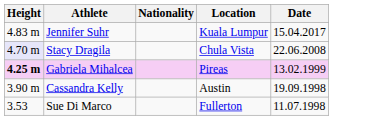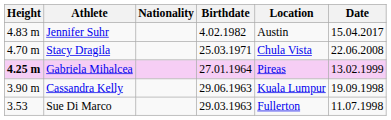+ column: (226, 13)
(234, 32) Kuala Lumpur -> (273, 32) Austin
(23, 50) lavender background -> (23, 50) no background
(215, 87) Austin -> (292, 87) Kuala Lumpur
